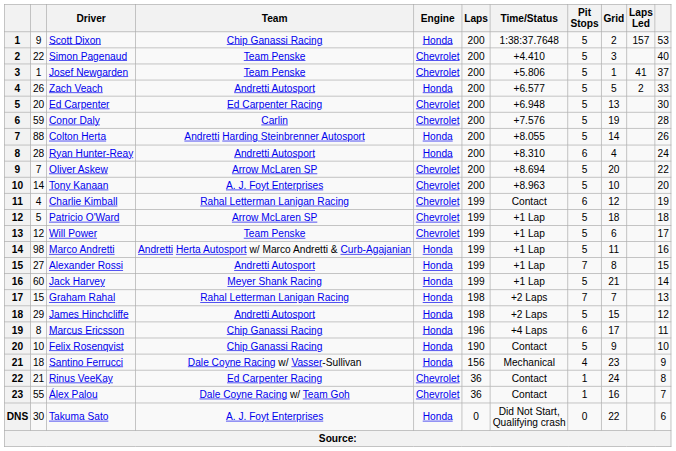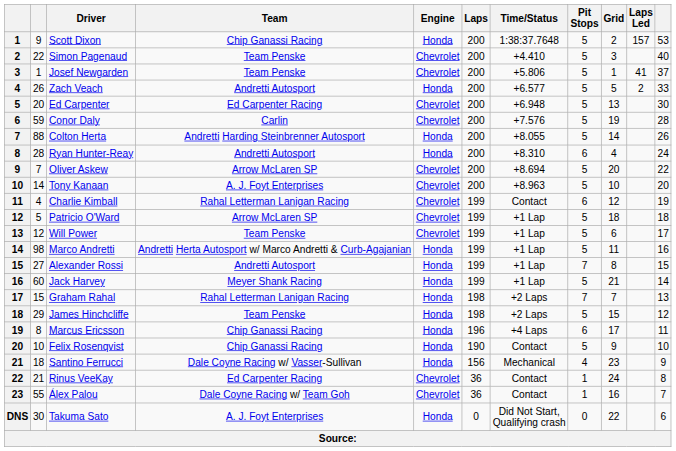(275, 314) Andretti Autosport -> (275, 314) Team Penske
